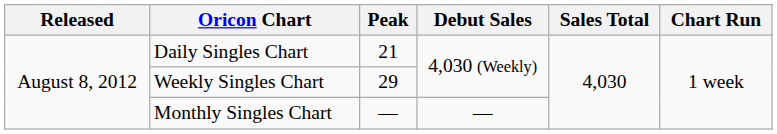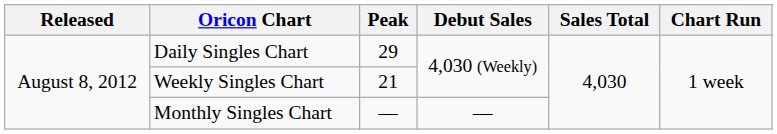(388, 50) 21 -> (388, 50) 29
(388, 81) 29 -> (388, 81) 21
